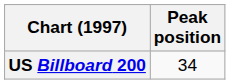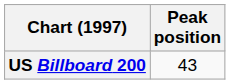(187, 65) 34 -> (187, 65) 43
